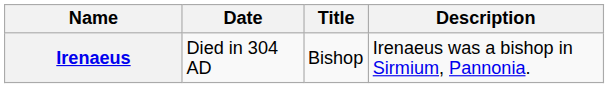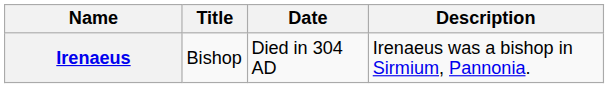columns swapped: (336, 18) <-> (243, 18)
